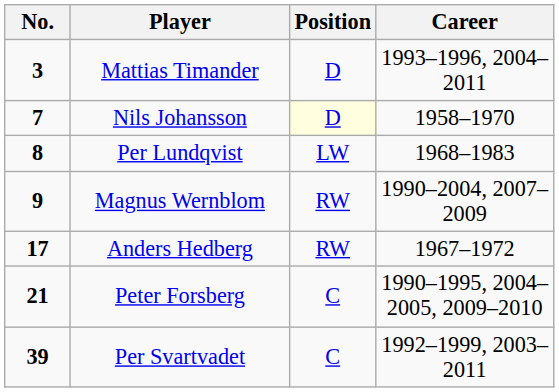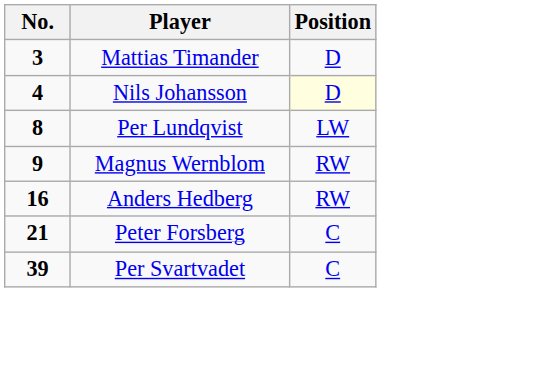- column: (465, 22)
(38, 117) 7 -> (38, 92) 4
(38, 248) 17 -> (38, 198) 16
